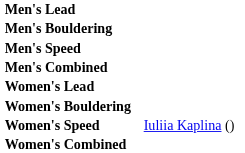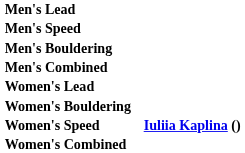rows swapped: (58, 28) <-> (43, 48)
(189, 125) normal -> (192, 125) bold
